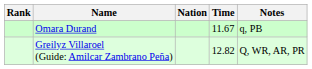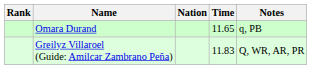(223, 28) 11.67 -> (223, 28) 11.65
(223, 50) 12.82 -> (223, 50) 11.83
